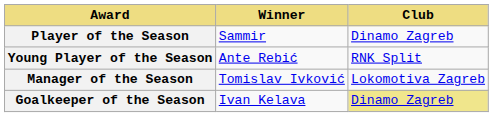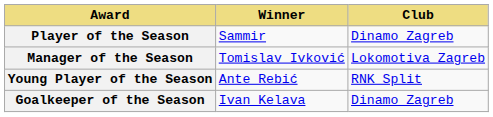rows swapped: (110, 79) <-> (110, 58)
(402, 101) khaki background -> (402, 101) no background
